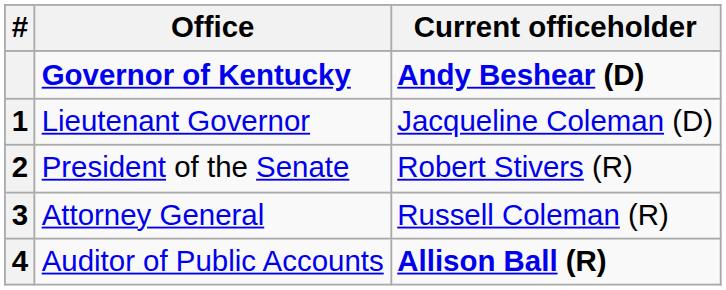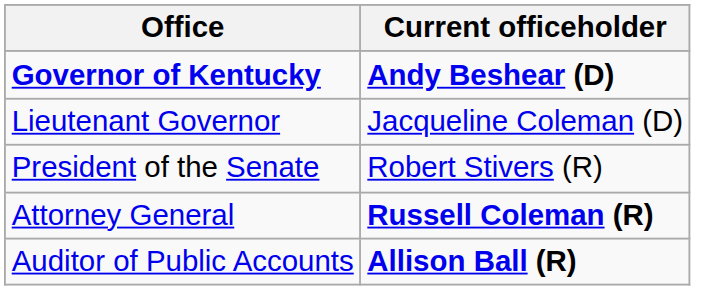- column: (20, 27)
(533, 214) normal -> (510, 214) bold
